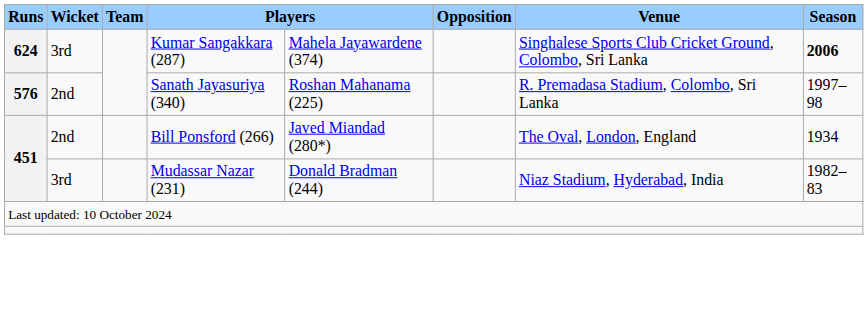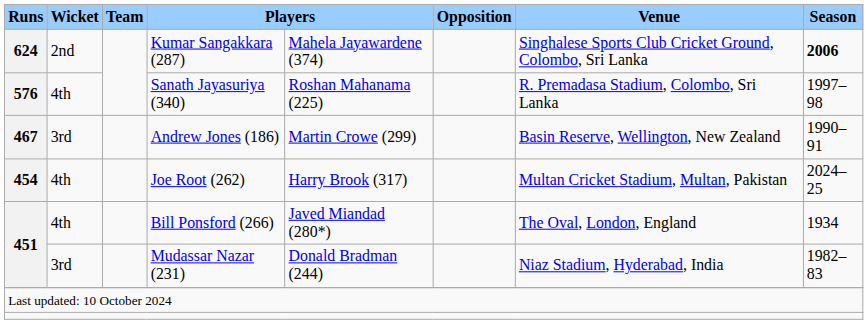(61, 51) 3rd -> (63, 51) 2nd
(63, 94) 2nd -> (61, 94) 4th
+ row: (26, 136)
+ row: (26, 179)
(63, 136) 2nd -> (61, 222) 4th
